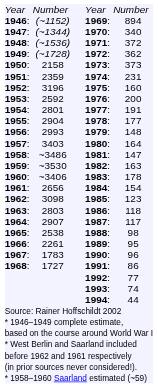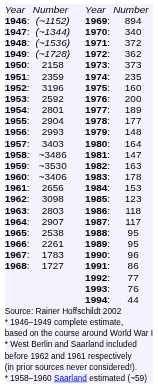(133, 76) 231 -> (133, 76) 235
(133, 110) 191 -> (133, 110) 189
(133, 188) 154 -> (133, 188) 153
(133, 232) 98 -> (133, 232) 95
(133, 288) 74 -> (133, 288) 76
